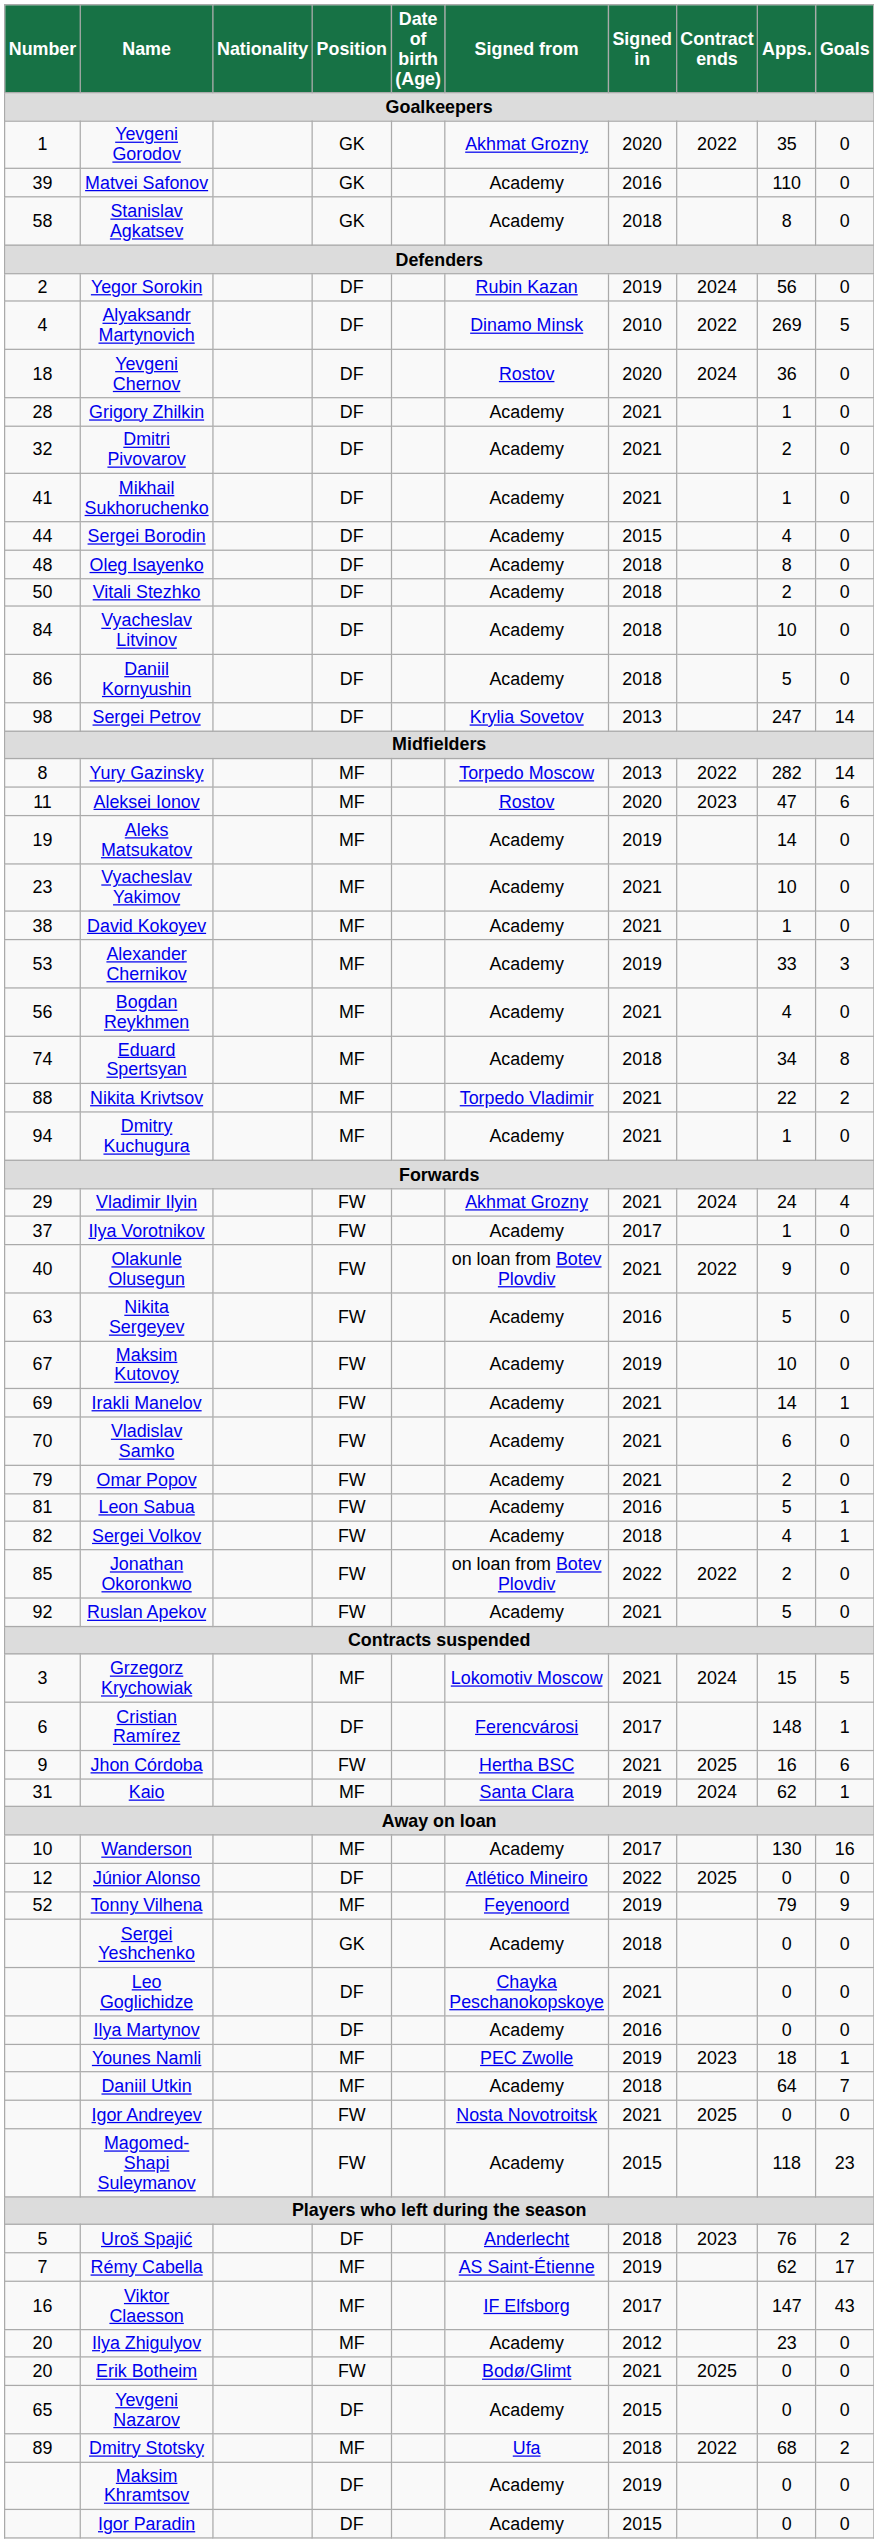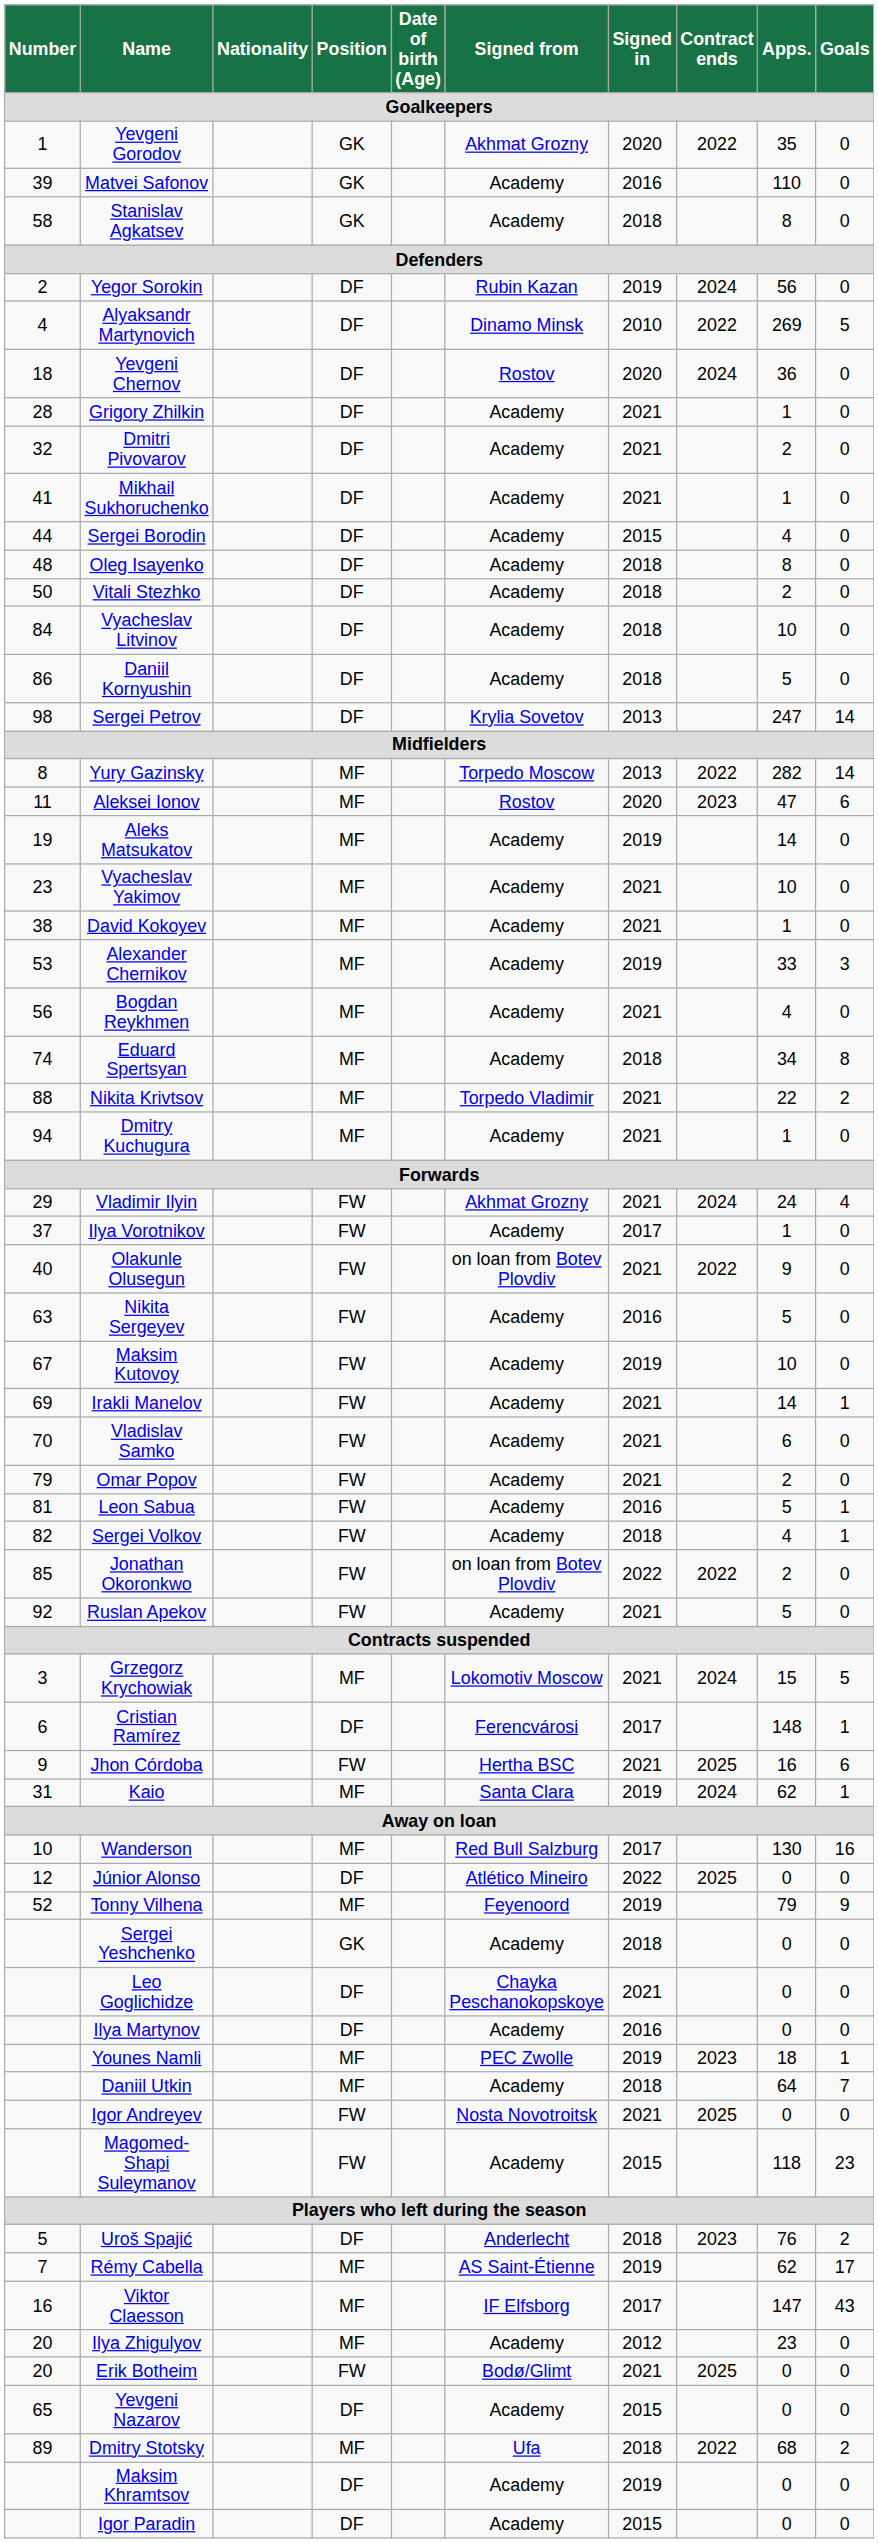(527, 1849) Academy -> (527, 1849) Red Bull Salzburg
